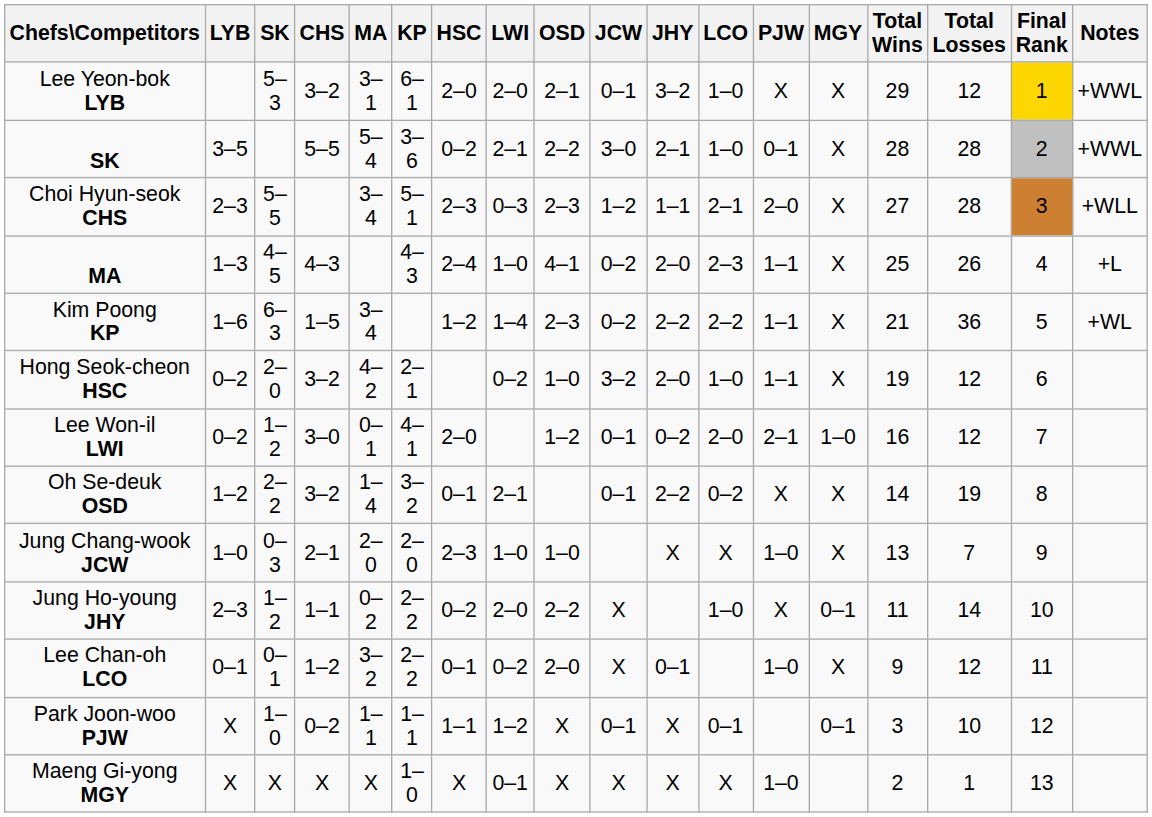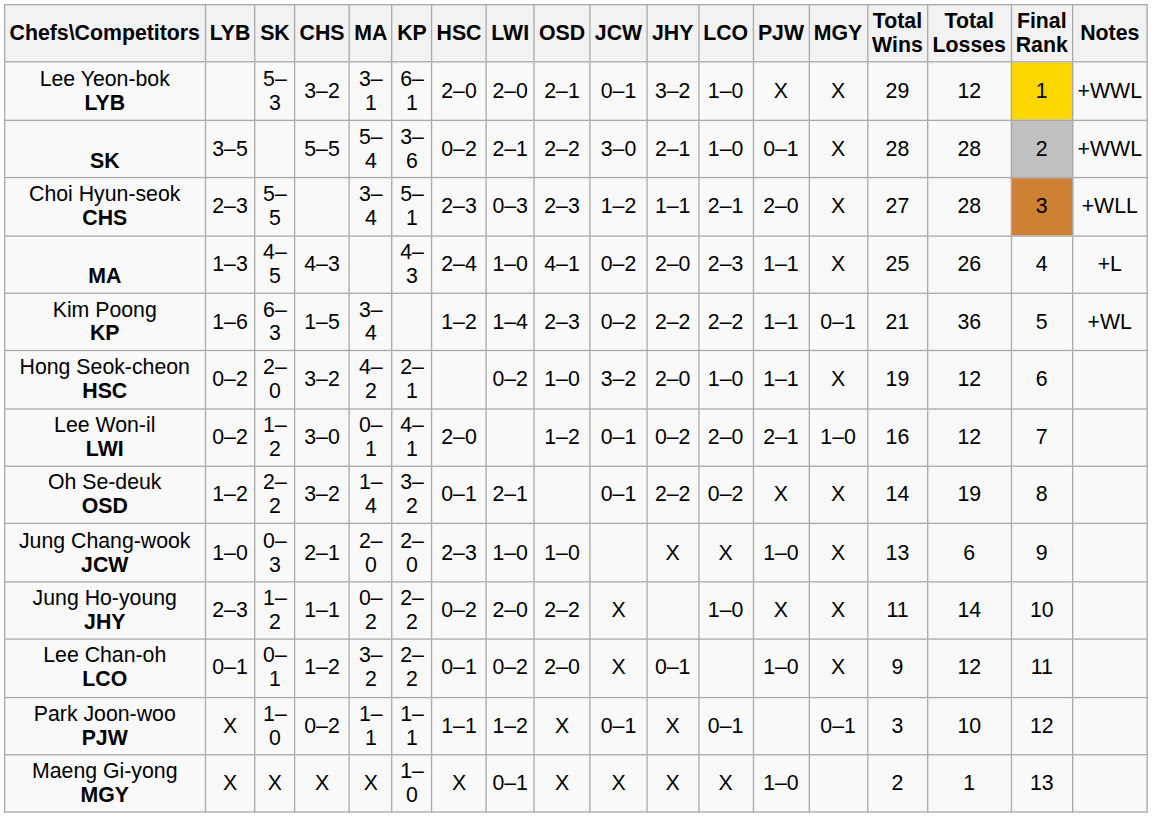(838, 321) X -> (838, 321) 0–1
(969, 552) 7 -> (969, 552) 6
(838, 610) 0–1 -> (838, 610) X
